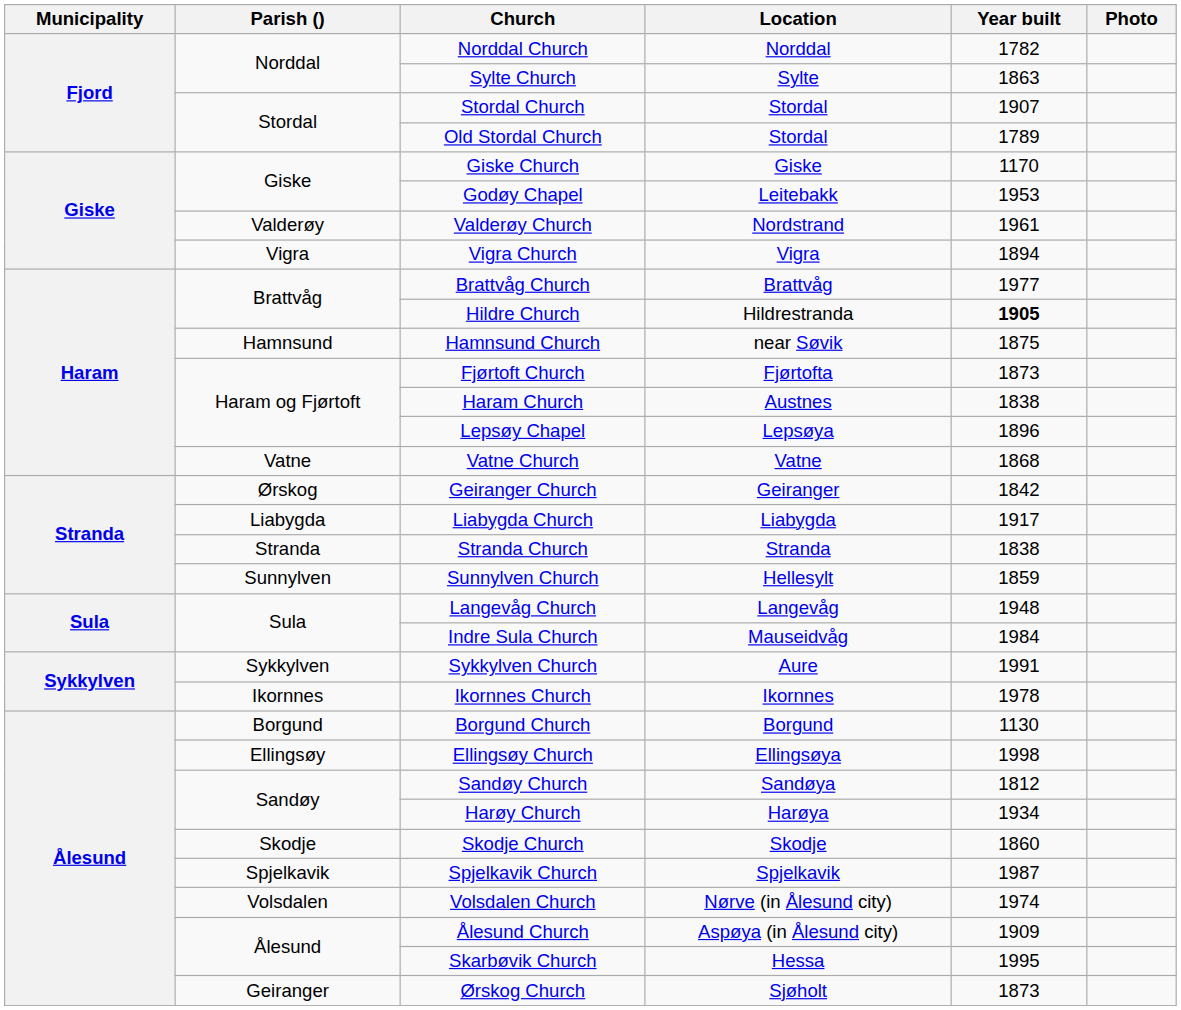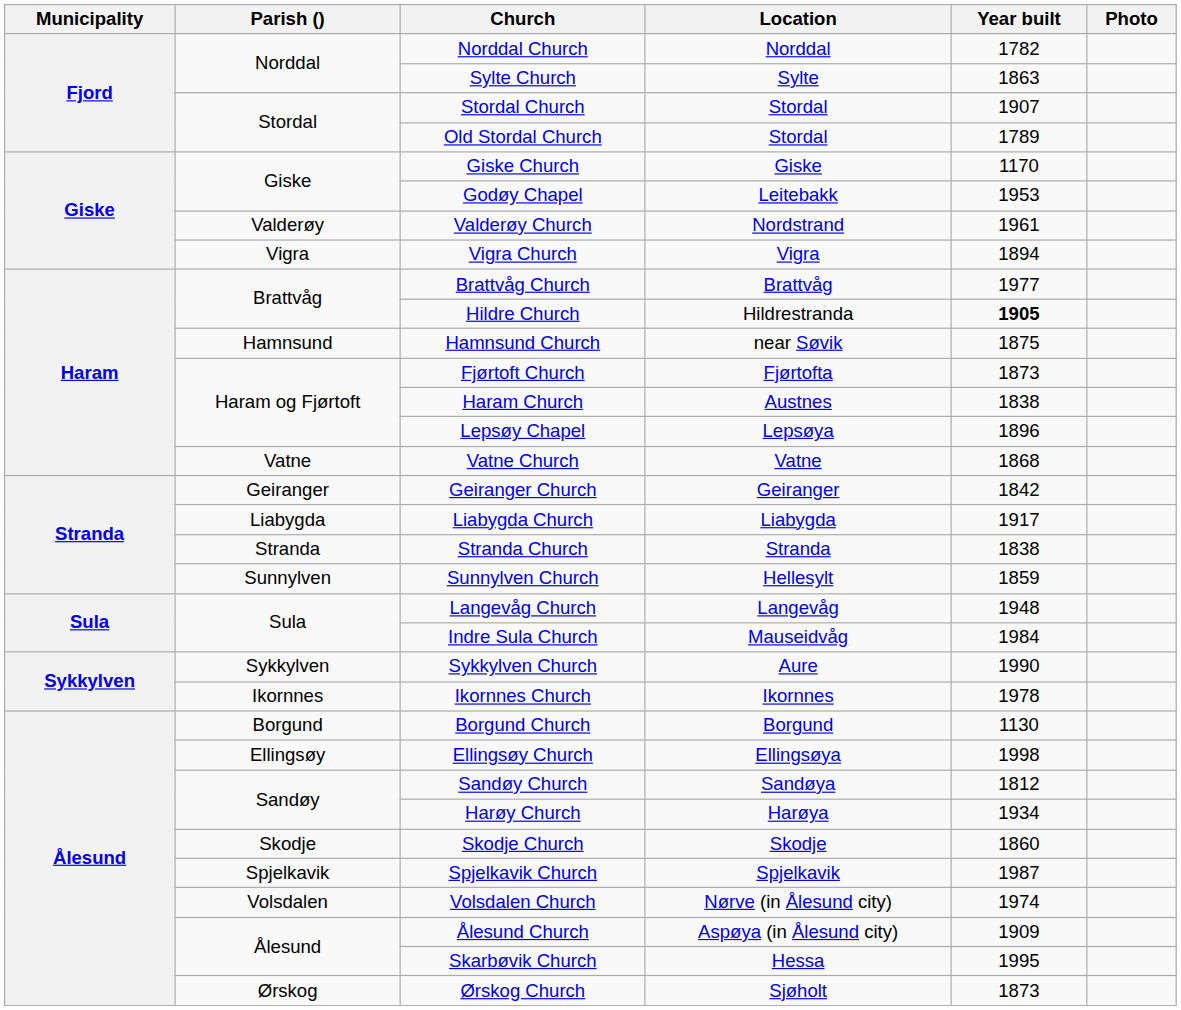(288, 490) Ørskog -> (288, 490) Geiranger
(1019, 666) 1991 -> (1019, 666) 1990
(288, 990) Geiranger -> (288, 990) Ørskog
